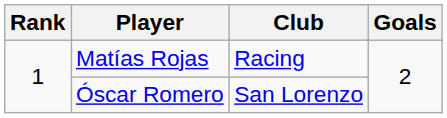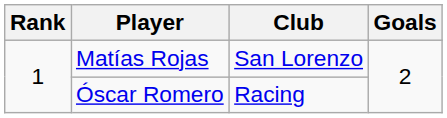(270, 58) Racing -> (299, 58) San Lorenzo
(299, 94) San Lorenzo -> (270, 94) Racing
